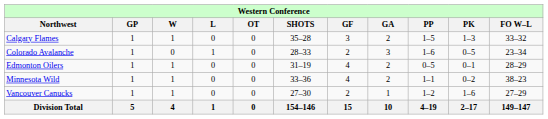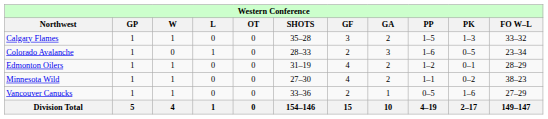(428, 65) 0–5 -> (428, 65) 1–2
(301, 79) 33–36 -> (301, 79) 27–30
(301, 93) 27–30 -> (301, 93) 33–36
(428, 93) 1–2 -> (428, 93) 0–5
